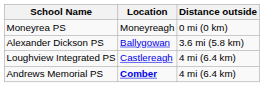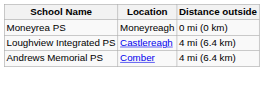- row: (55, 43)
(139, 74) bold -> (137, 58) normal
